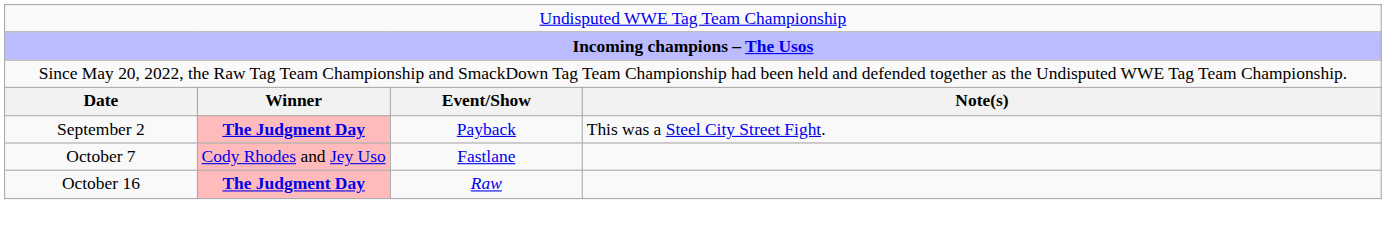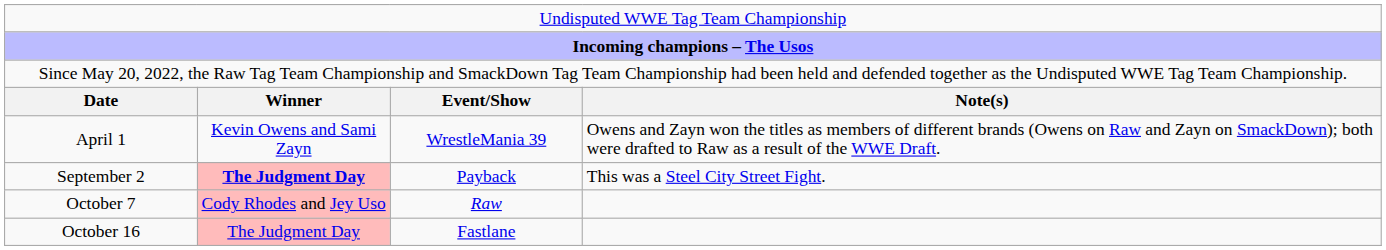+ row: (101, 138)
(486, 156) Fastlane -> (486, 203) Raw
(294, 184) bold -> (294, 231) normal
(486, 184) Raw -> (486, 231) Fastlane
